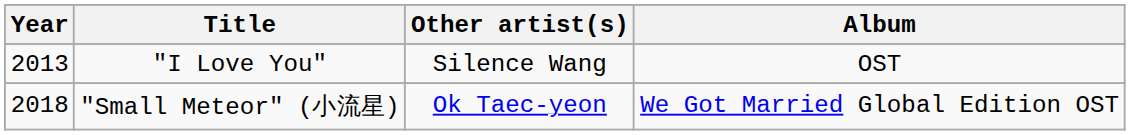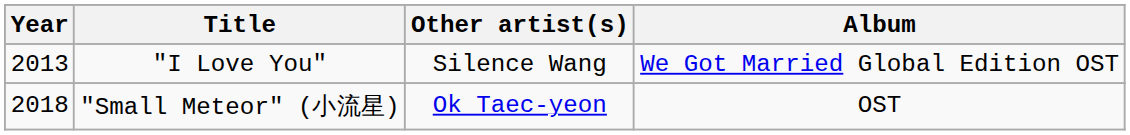(880, 64) OST -> (880, 64) We Got Married Global Edition OST
(880, 106) We Got Married Global Edition OST -> (880, 106) OST
